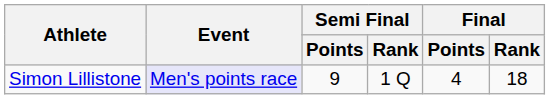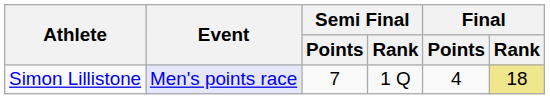(335, 80) 9 -> (335, 80) 7
(517, 80) no background -> (517, 80) khaki background
